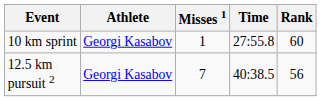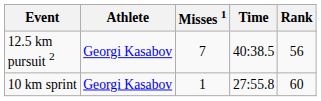rows swapped: (42, 42) <-> (31, 74)
